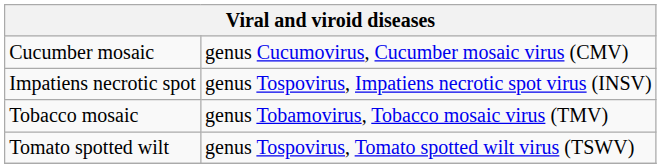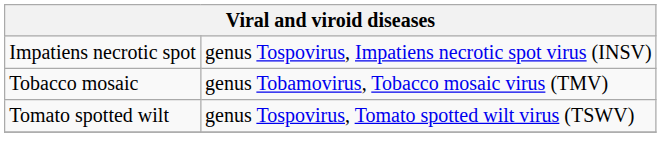- row: (82, 52)
